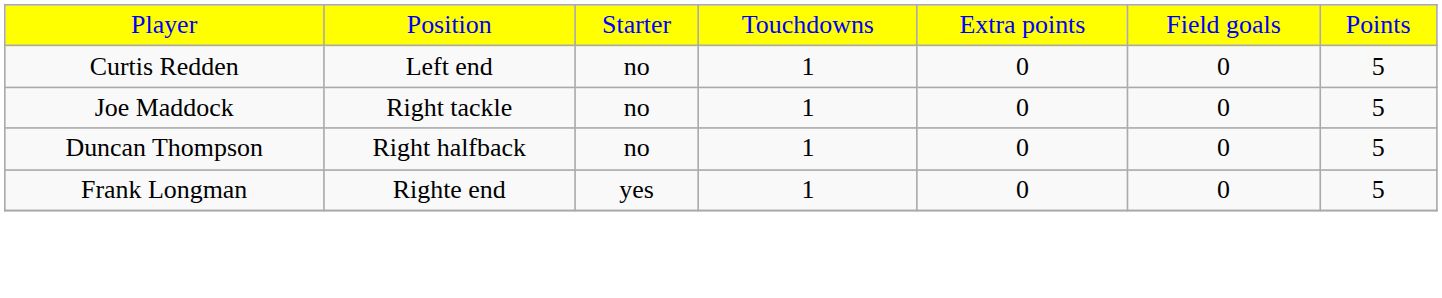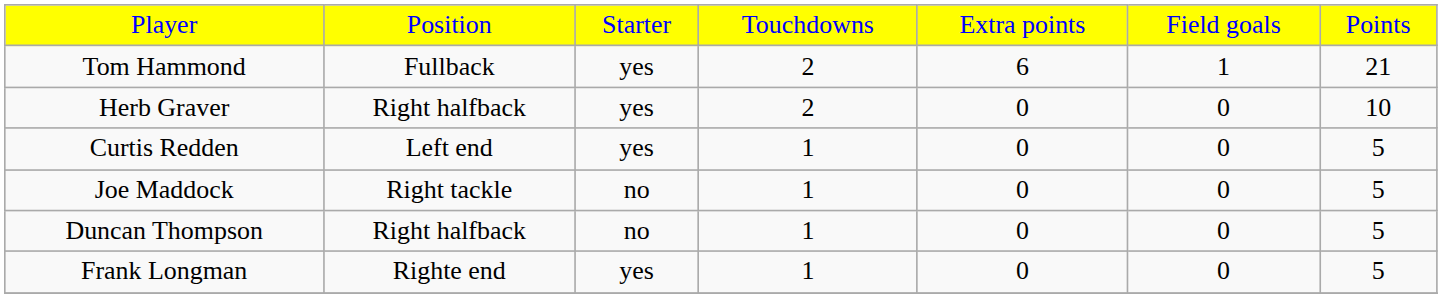+ row: (164, 66)
+ row: (164, 107)
(637, 66) no -> (637, 148) yes
